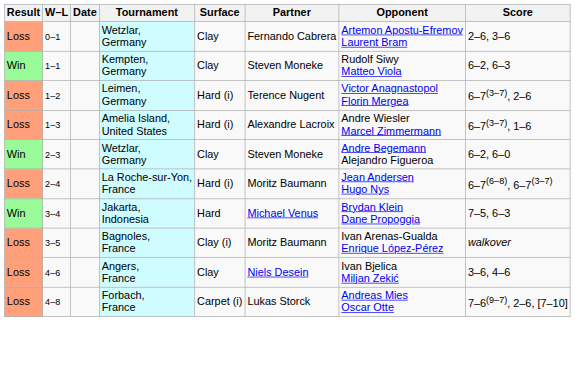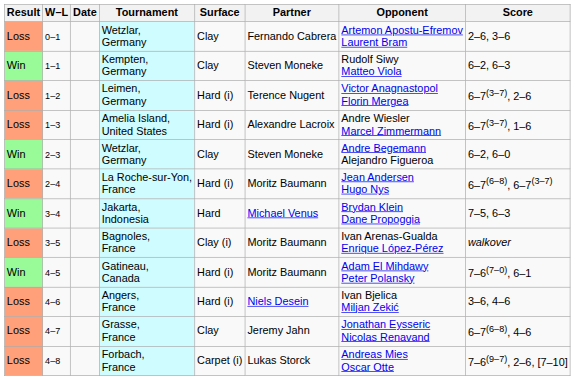+ row: (53, 273)
(208, 272) Clay -> (215, 301) Hard (i)
+ row: (53, 332)
